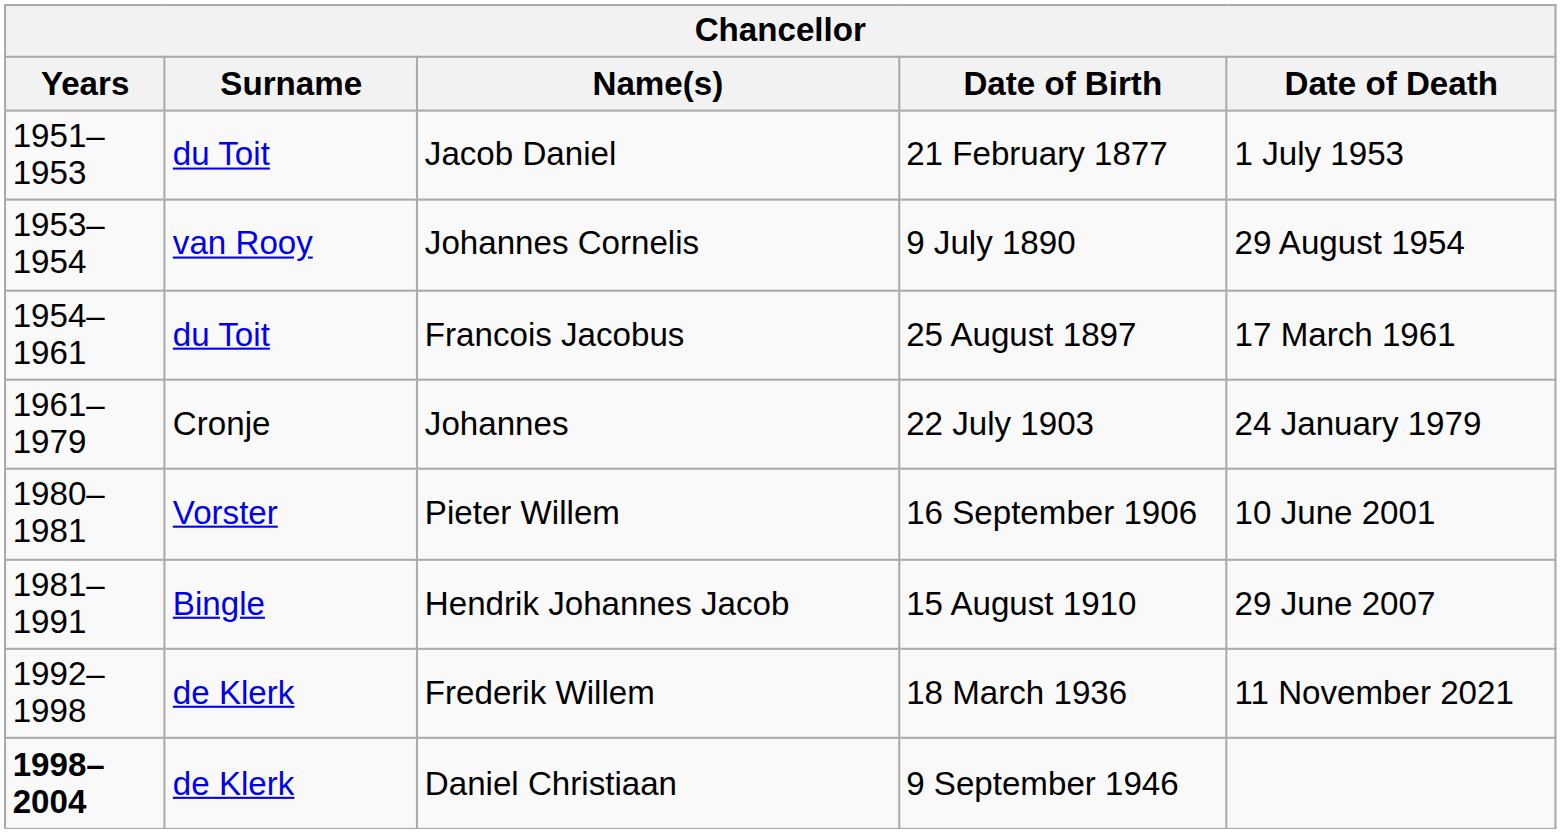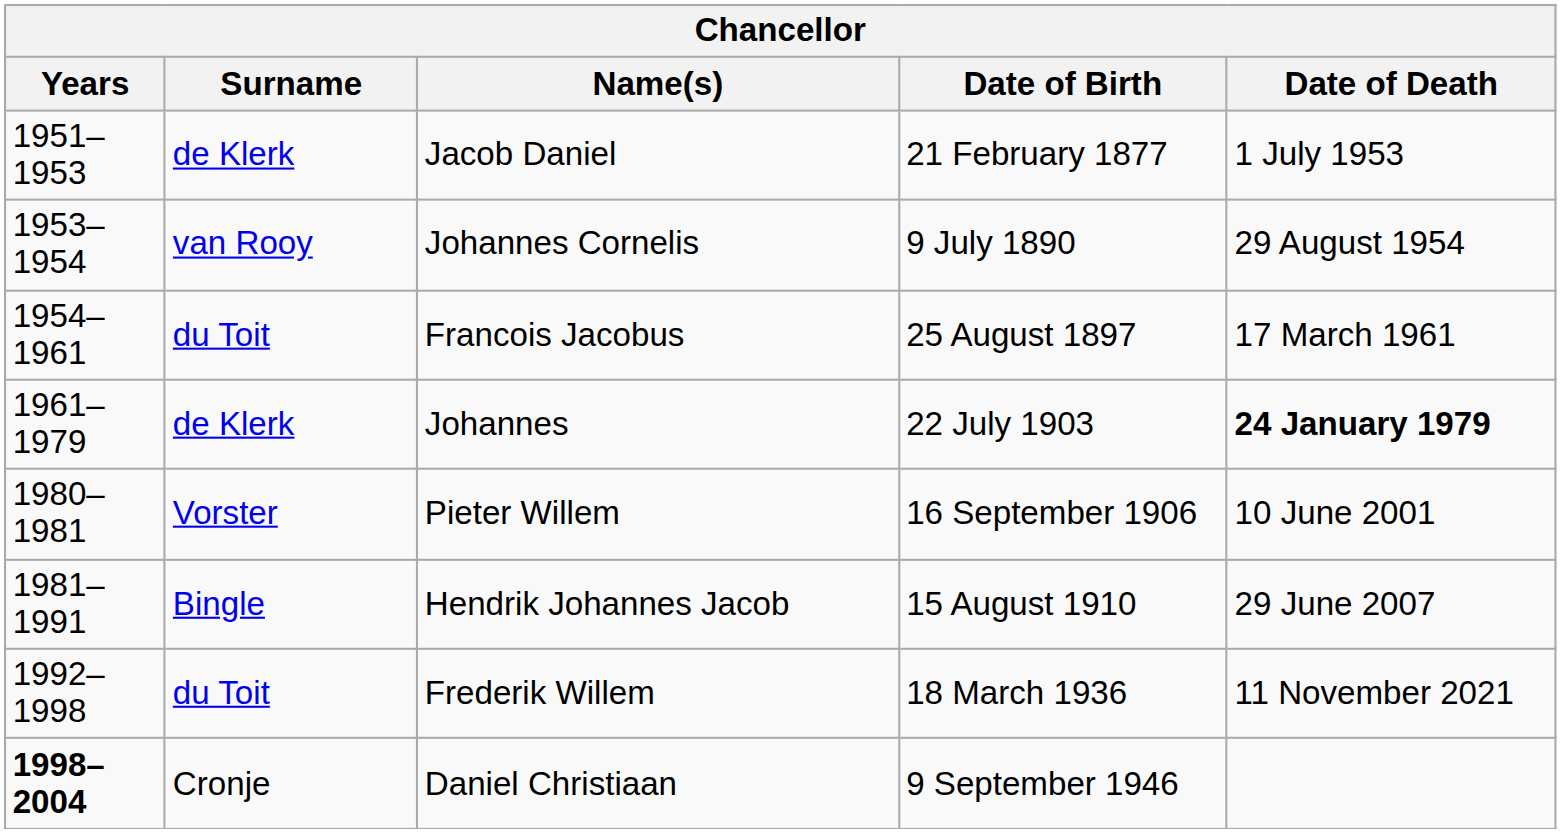(221, 154) du Toit -> (234, 154) de Klerk
(222, 423) Cronje -> (234, 423) de Klerk
(1358, 423) normal -> (1363, 423) bold
(234, 693) de Klerk -> (221, 693) du Toit
(234, 782) de Klerk -> (222, 782) Cronje
